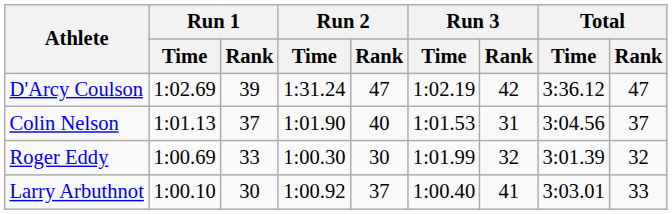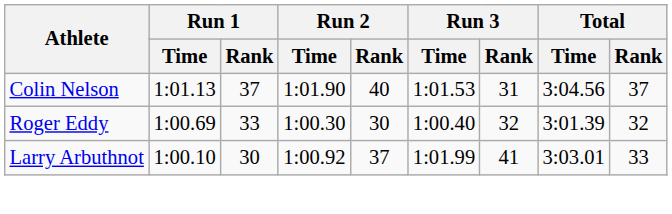- row: (76, 89)
(444, 157) 1:01.99 -> (444, 123) 1:00.40
(444, 191) 1:00.40 -> (444, 157) 1:01.99
